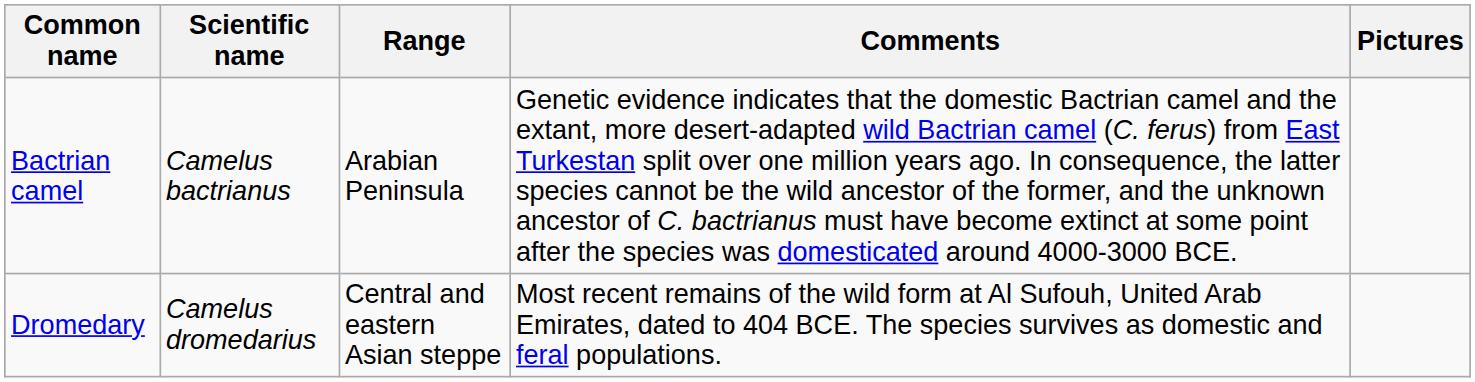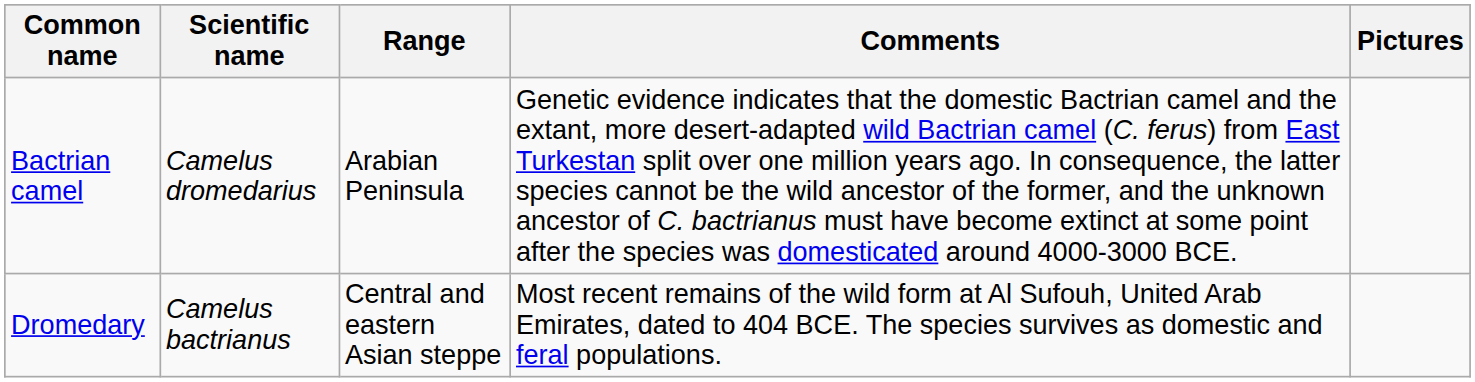(228, 175) Camelus bactrianus -> (241, 175) Camelus dromedarius
(241, 324) Camelus dromedarius -> (228, 324) Camelus bactrianus
